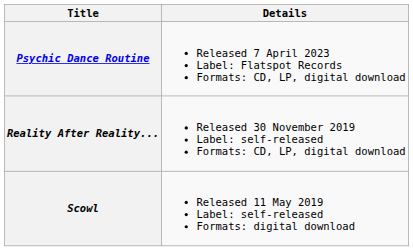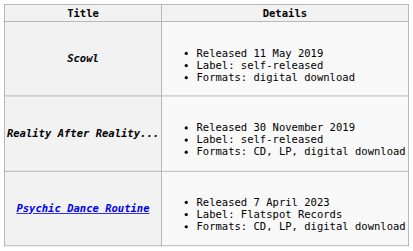rows swapped: (83, 208) <-> (83, 59)
